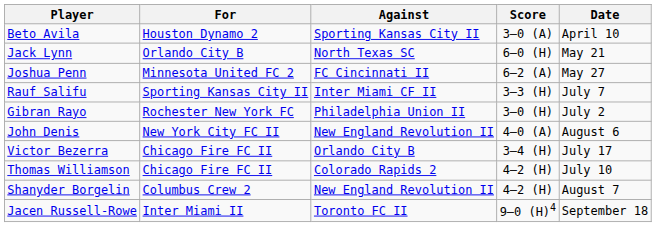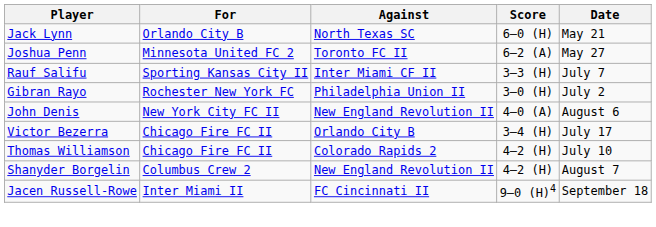- row: (43, 34)
(372, 73) FC Cincinnati II -> (361, 53) Toronto FC II
(361, 211) Toronto FC II -> (372, 191) FC Cincinnati II
